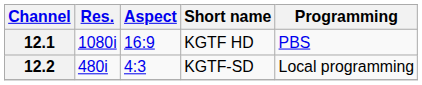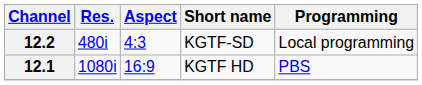rows swapped: (39, 42) <-> (39, 67)
